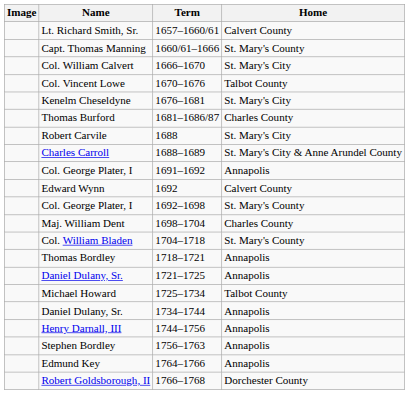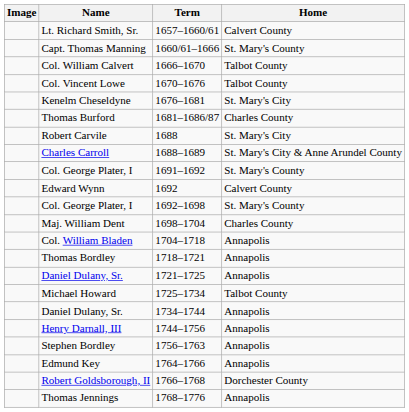(258, 65) St. Mary's City -> (256, 65) Talbot County
(247, 170) Annapolis -> (264, 170) St. Mary's County
(264, 240) St. Mary's County -> (247, 240) Annapolis
+ row: (80, 398)
